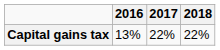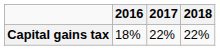(128, 34) 13% -> (128, 34) 18%
